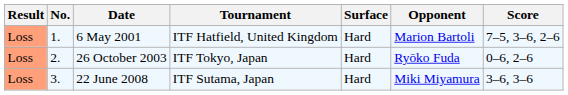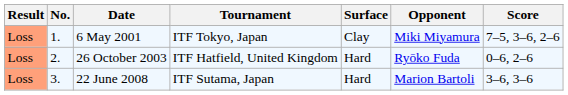(255, 36) ITF Hatfield, United Kingdom -> (220, 36) ITF Tokyo, Japan
(357, 36) Hard -> (357, 36) Clay
(434, 36) Marion Bartoli -> (437, 36) Miki Miyamura
(220, 57) ITF Tokyo, Japan -> (255, 57) ITF Hatfield, United Kingdom
(437, 79) Miki Miyamura -> (434, 79) Marion Bartoli
